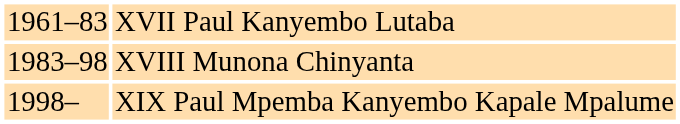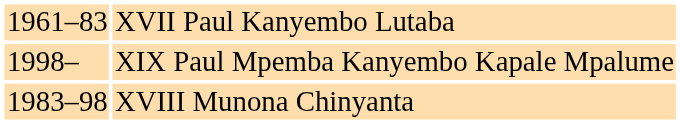rows swapped: (264, 61) <-> (394, 101)
